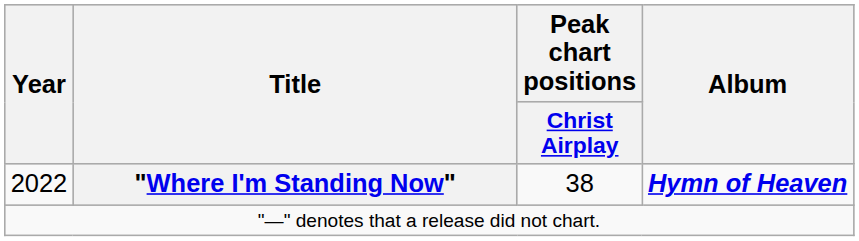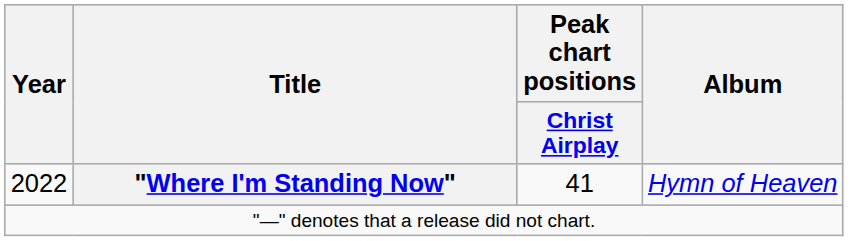(580, 183) 38 -> (580, 183) 41
(748, 183) bold -> (743, 183) normal
